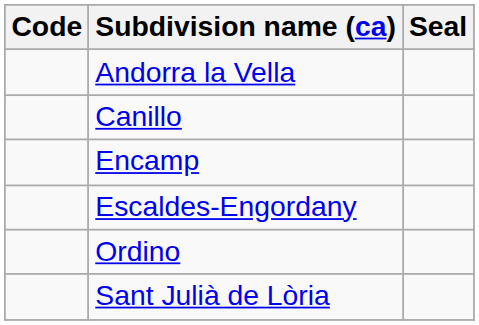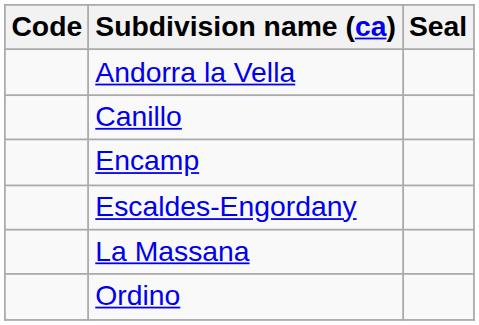+ row: (172, 251)
- row: (213, 296)
